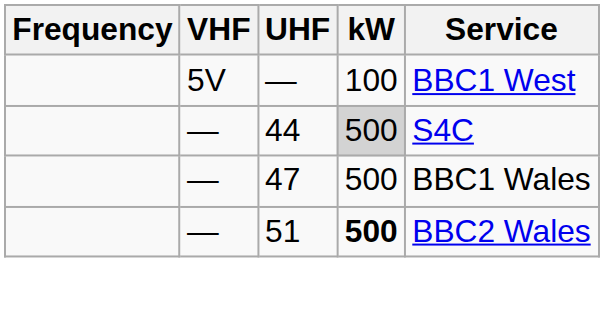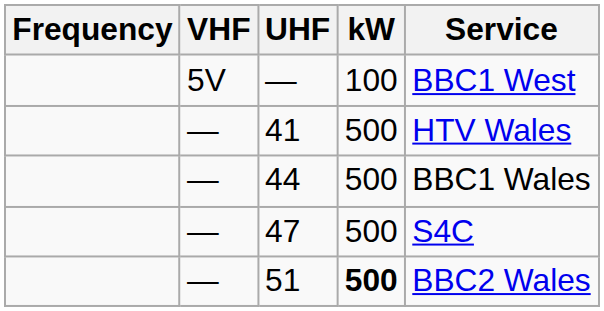+ row: (283, 130)
(371, 130) lightgrey background -> (371, 180) no background
(443, 130) S4C -> (501, 180) BBC1 Wales
(501, 180) BBC1 Wales -> (443, 230) S4C
